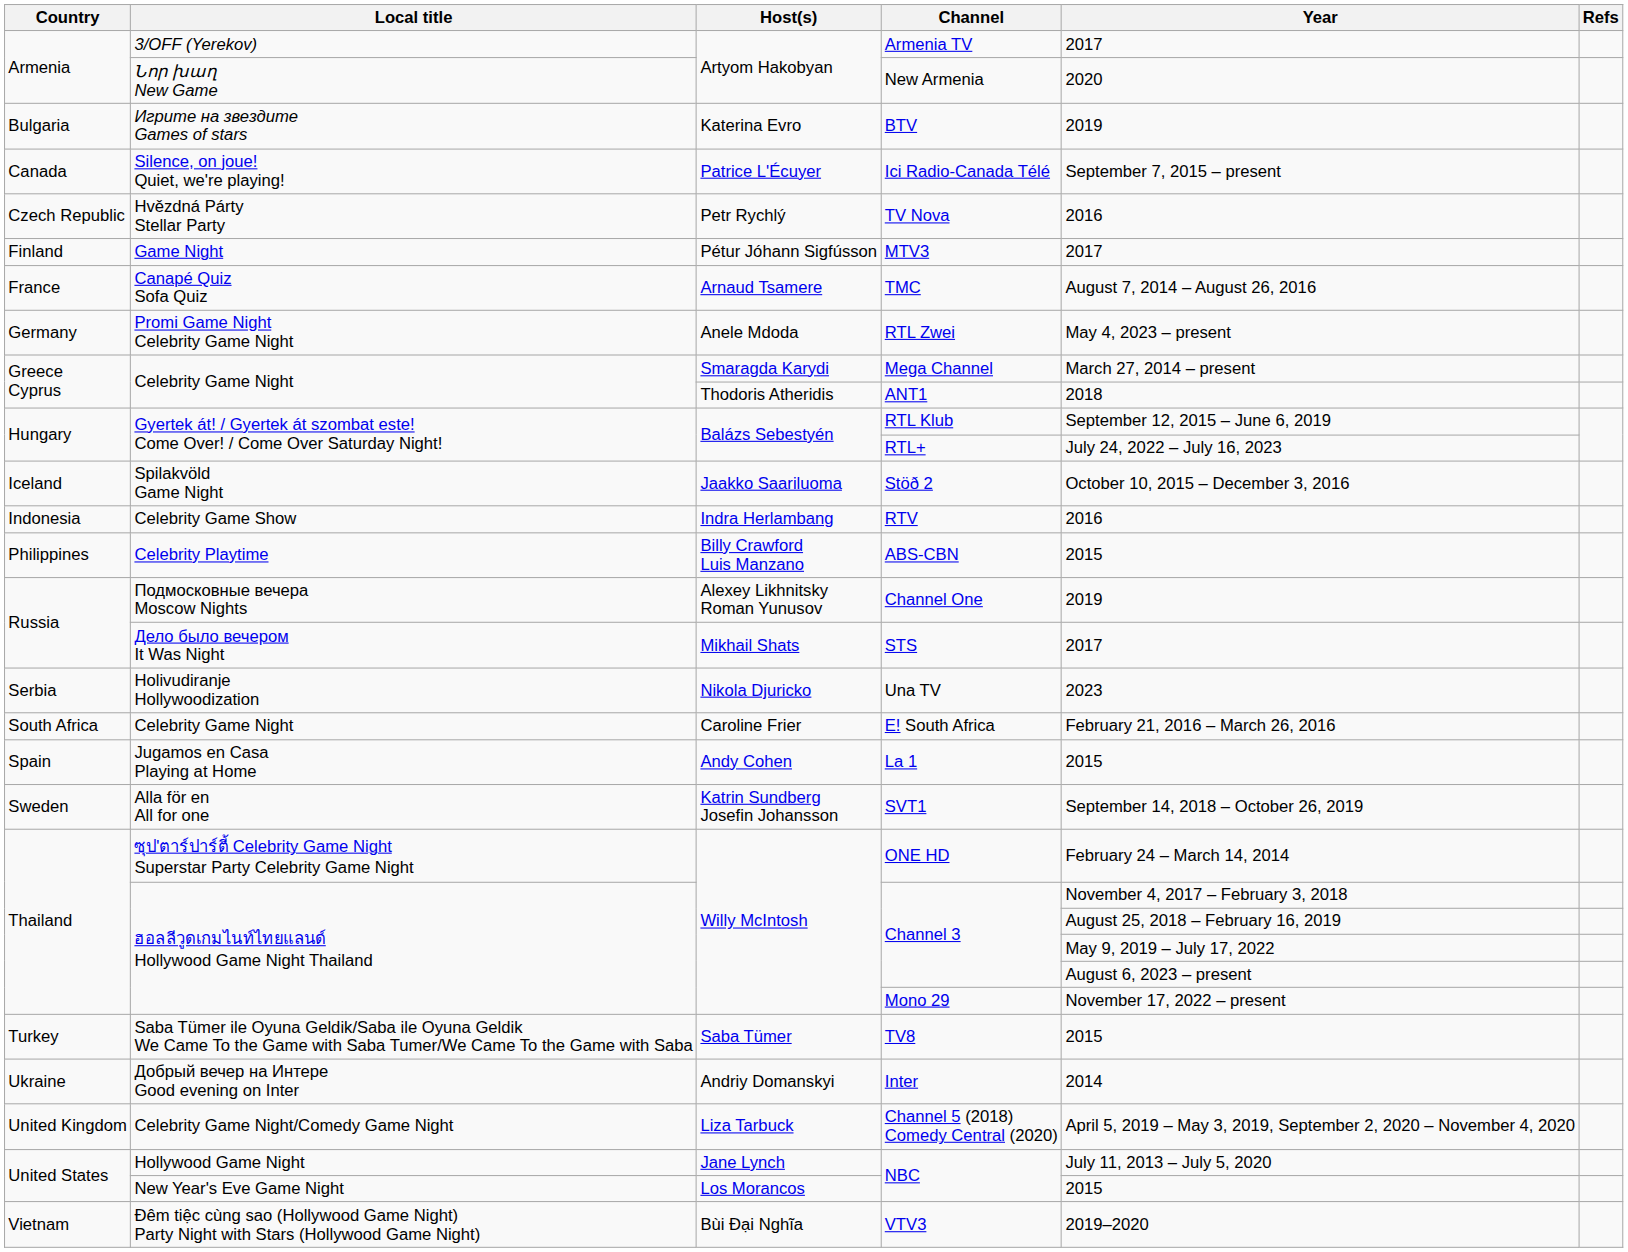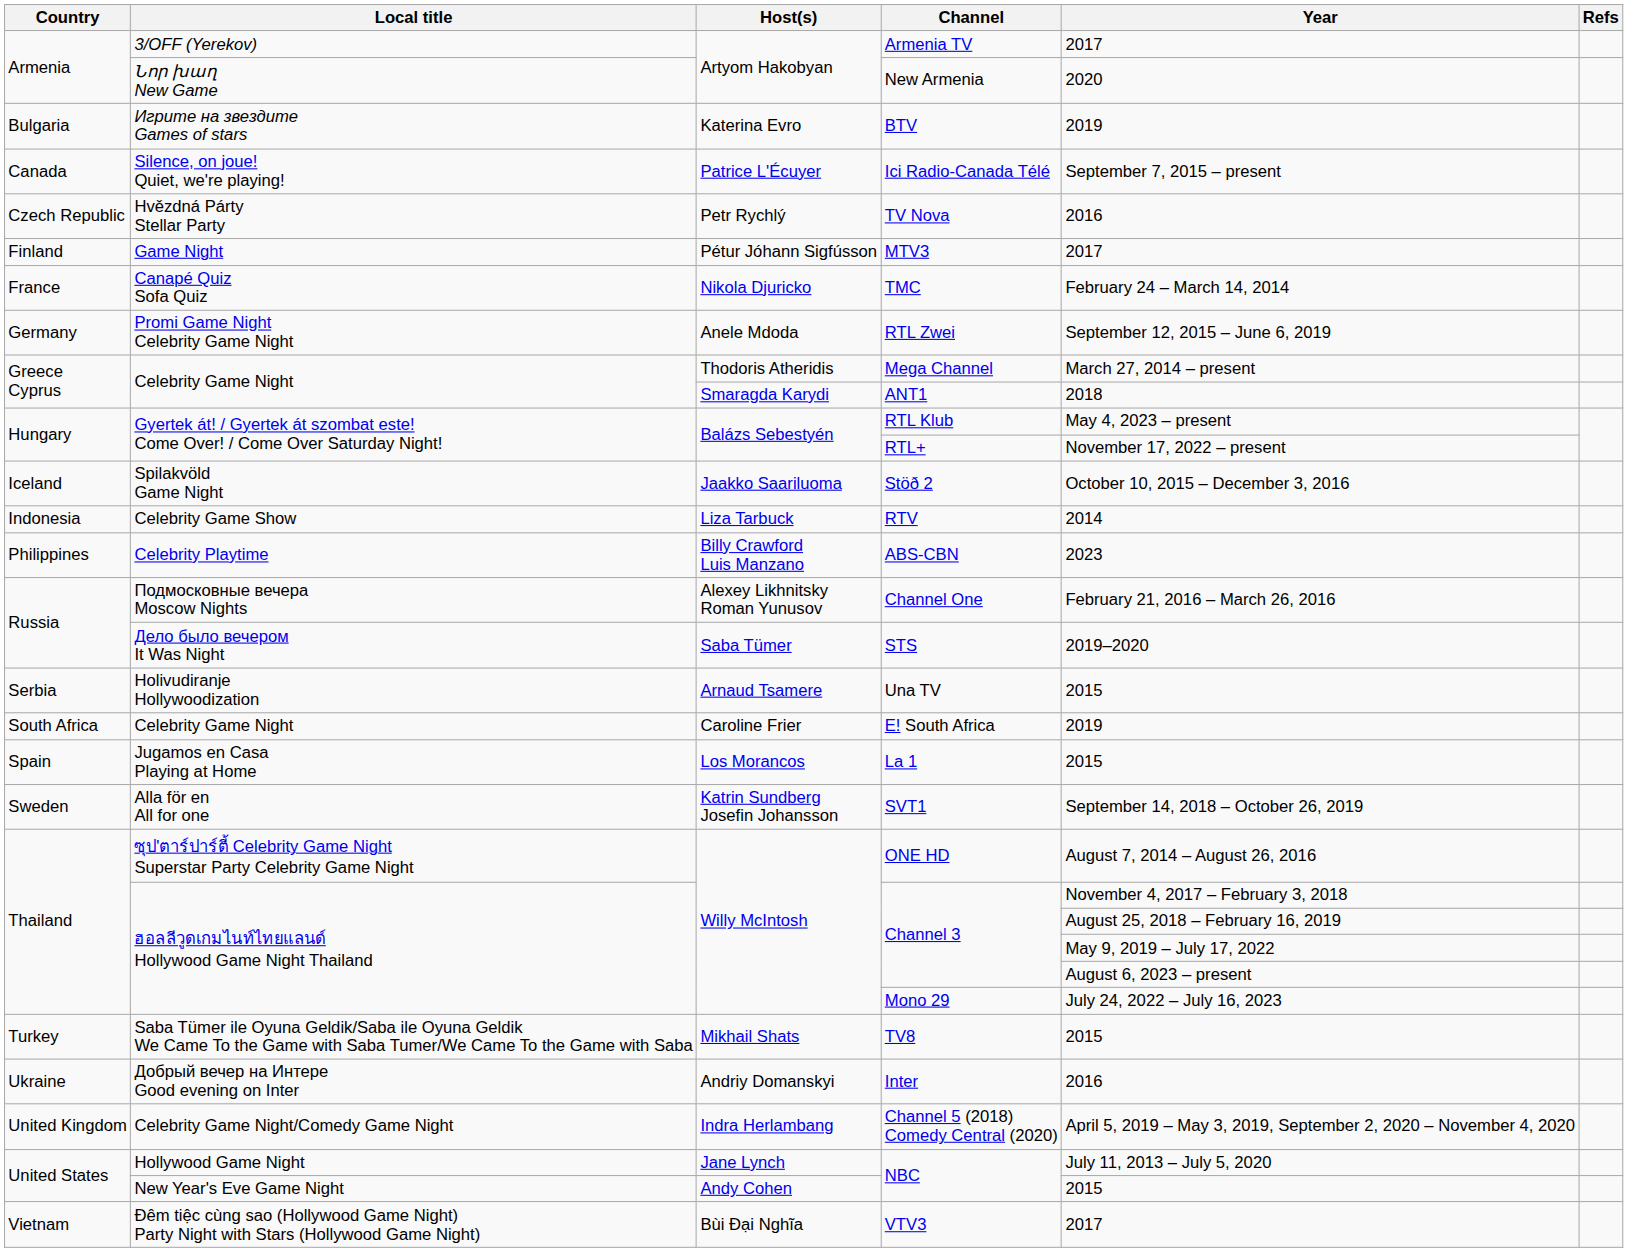(761, 287) Arnaud Tsamere -> (756, 287) Nikola Djuricko
(1191, 287) August 7, 2014 – August 26, 2016 -> (1177, 287) February 24 – March 14, 2014
(1148, 332) May 4, 2023 – present -> (1198, 332) September 12, 2015 – June 6, 2019
(765, 368) Smaragda Karydi -> (767, 368) Thodoris Atheridis
(767, 394) Thodoris Atheridis -> (765, 394) Smaragda Karydi
(1198, 421) September 12, 2015 – June 6, 2019 -> (1148, 421) May 4, 2023 – present
(1174, 447) July 24, 2022 – July 16, 2023 -> (1175, 447) November 17, 2022 – present
(767, 519) Indra Herlambang -> (747, 519) Liza Tarbuck
(1084, 519) 2016 -> (1084, 519) 2014
(1084, 554) 2015 -> (1084, 554) 2023
(1084, 600) 2019 -> (1200, 600) February 21, 2016 – March 26, 2016
(750, 645) Mikhail Shats -> (746, 645) Saba Tümer
(1084, 645) 2017 -> (1107, 645) 2019–2020
(756, 690) Nikola Djuricko -> (761, 690) Arnaud Tsamere
(1084, 690) 2023 -> (1084, 690) 2015
(1200, 726) February 21, 2016 – March 26, 2016 -> (1084, 726) 2019
(746, 761) Andy Cohen -> (753, 761) Los Morancos
(1177, 855) February 24 – March 14, 2014 -> (1191, 855) August 7, 2014 – August 26, 2016
(1175, 1000) November 17, 2022 – present -> (1174, 1000) July 24, 2022 – July 16, 2023
(746, 1036) Saba Tümer -> (750, 1036) Mikhail Shats
(1084, 1081) 2014 -> (1084, 1081) 2016
(747, 1126) Liza Tarbuck -> (767, 1126) Indra Herlambang
(753, 1188) Los Morancos -> (746, 1188) Andy Cohen
(1107, 1224) 2019–2020 -> (1084, 1224) 2017
